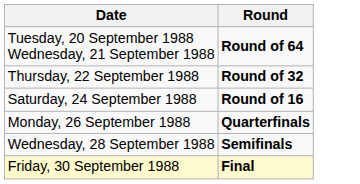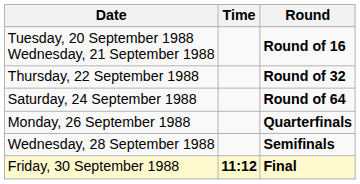+ column: (239, 15)
(262, 46) Round of 64 -> (305, 46) Round of 16
(262, 99) Round of 16 -> (305, 99) Round of 64
